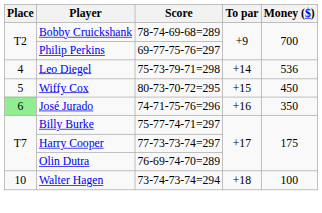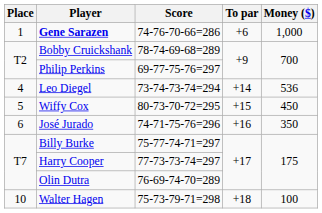+ row: (74, 32)
(179, 69) 75-73-79-71=298 -> (179, 87) 73-74-73-74=294
(20, 106) lightgreen background -> (20, 124) no background
(179, 180) 73-74-73-74=294 -> (179, 198) 75-73-79-71=298
